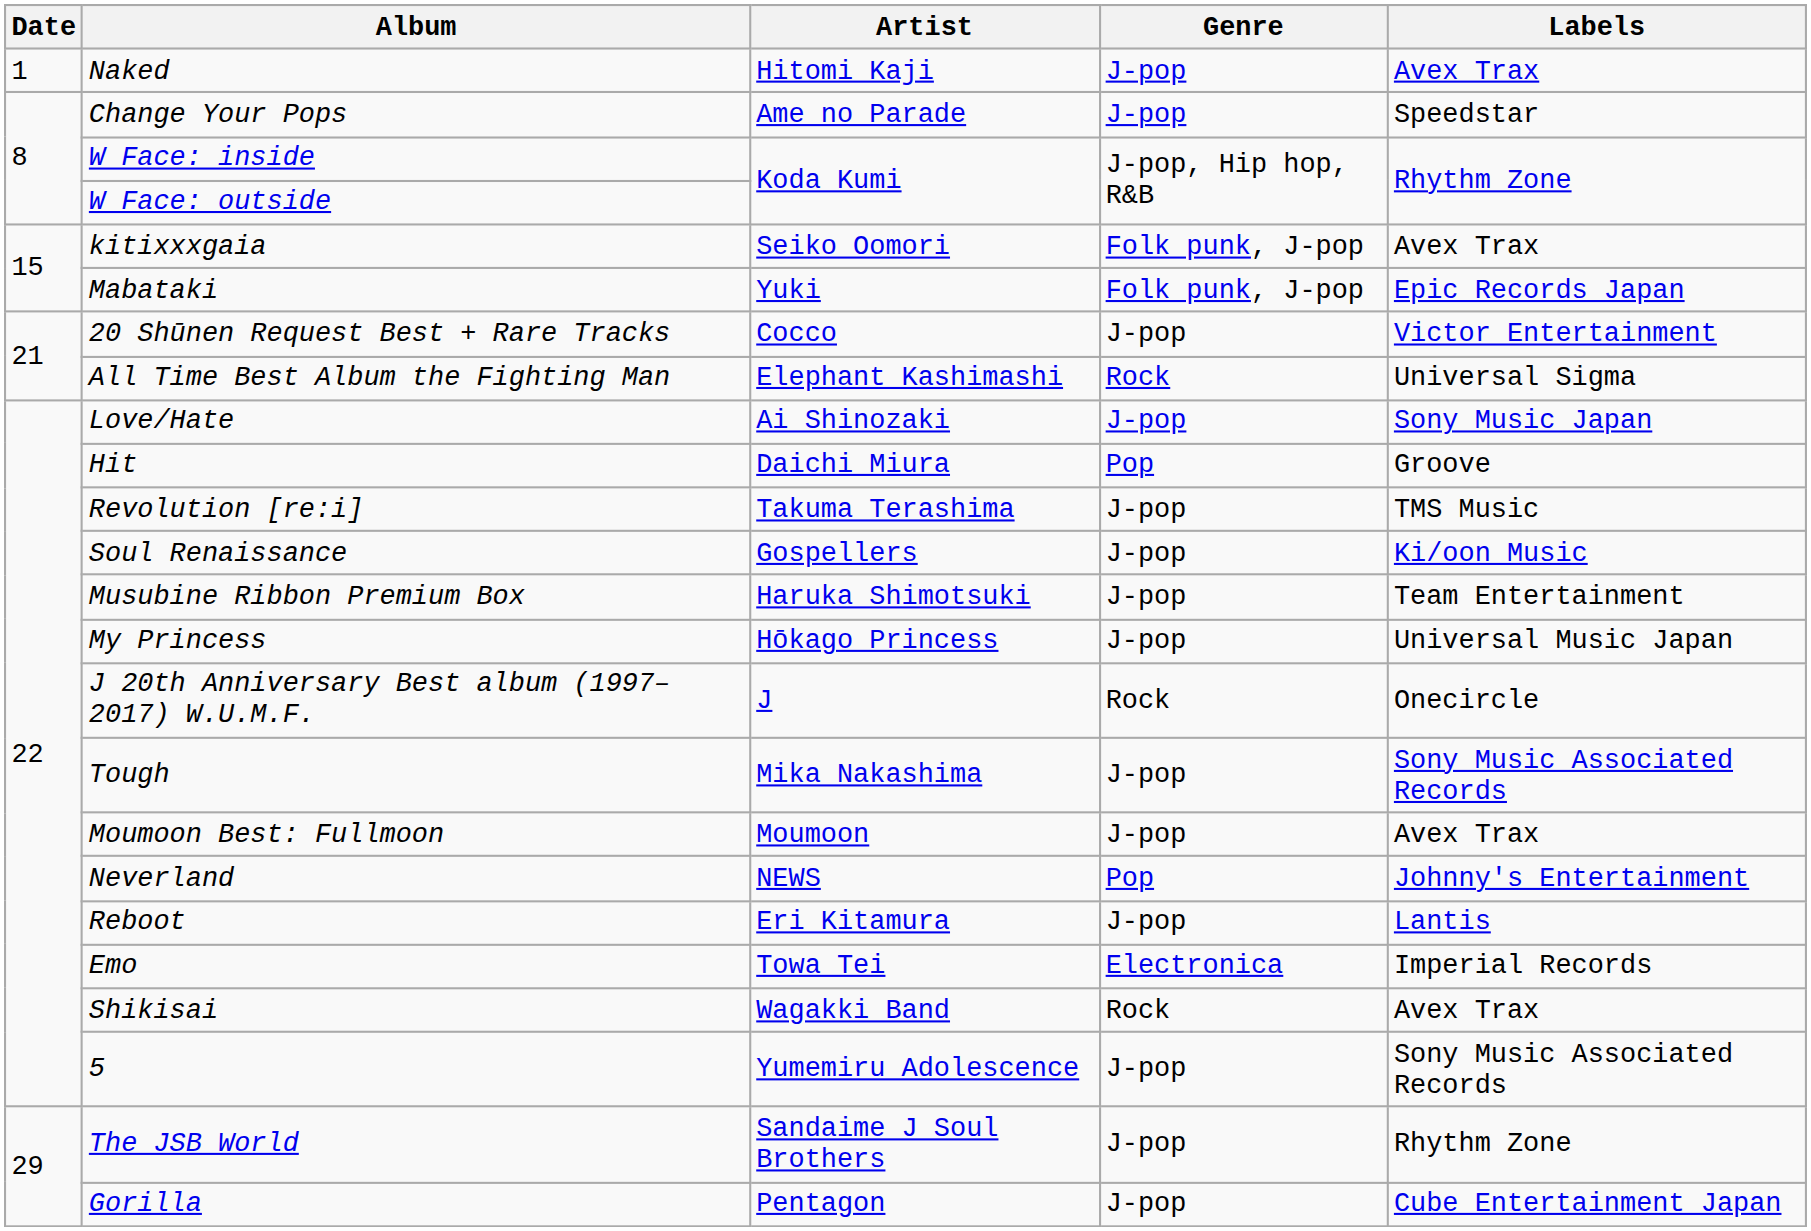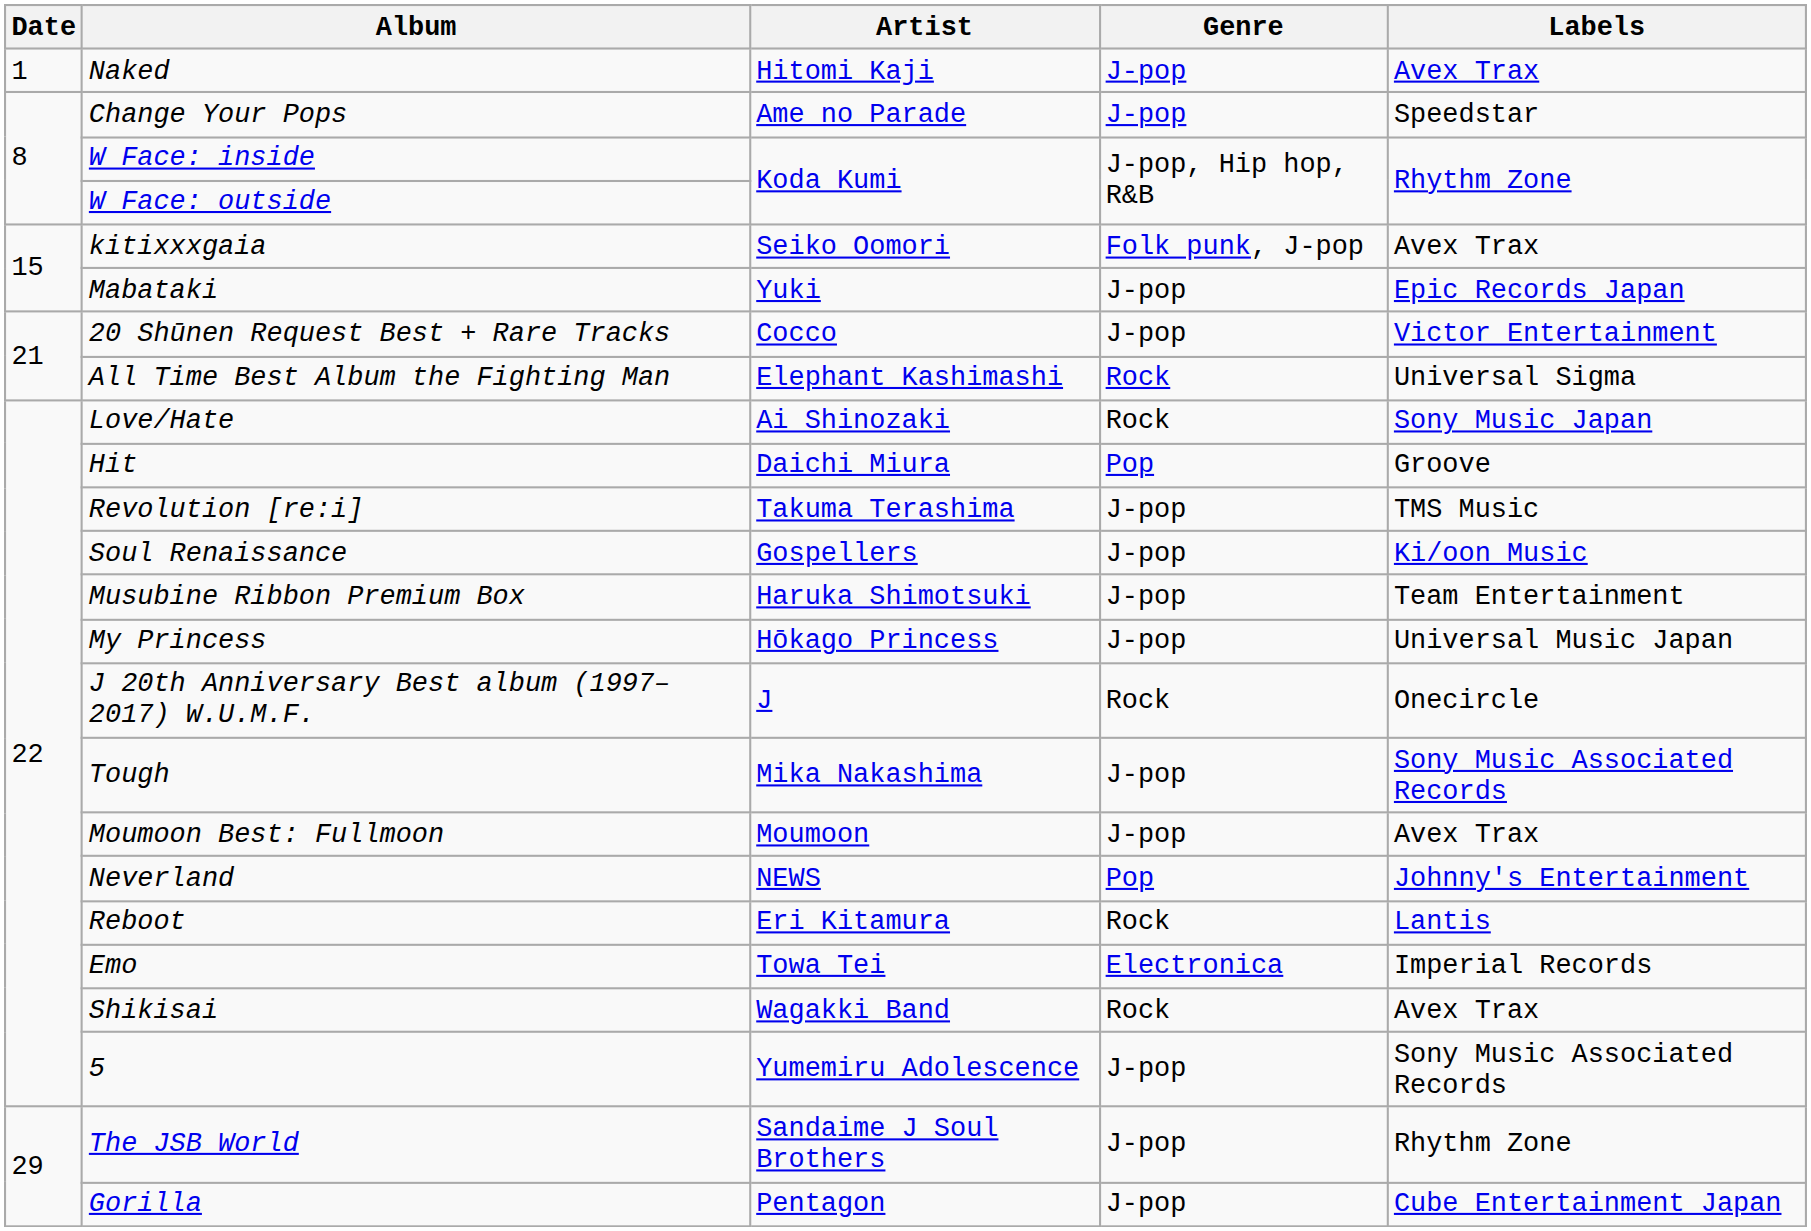(1235, 290) Folk punk, J-pop -> (1146, 290) J-pop
(1146, 422) J-pop -> (1138, 422) Rock
(1146, 922) J-pop -> (1138, 922) Rock
